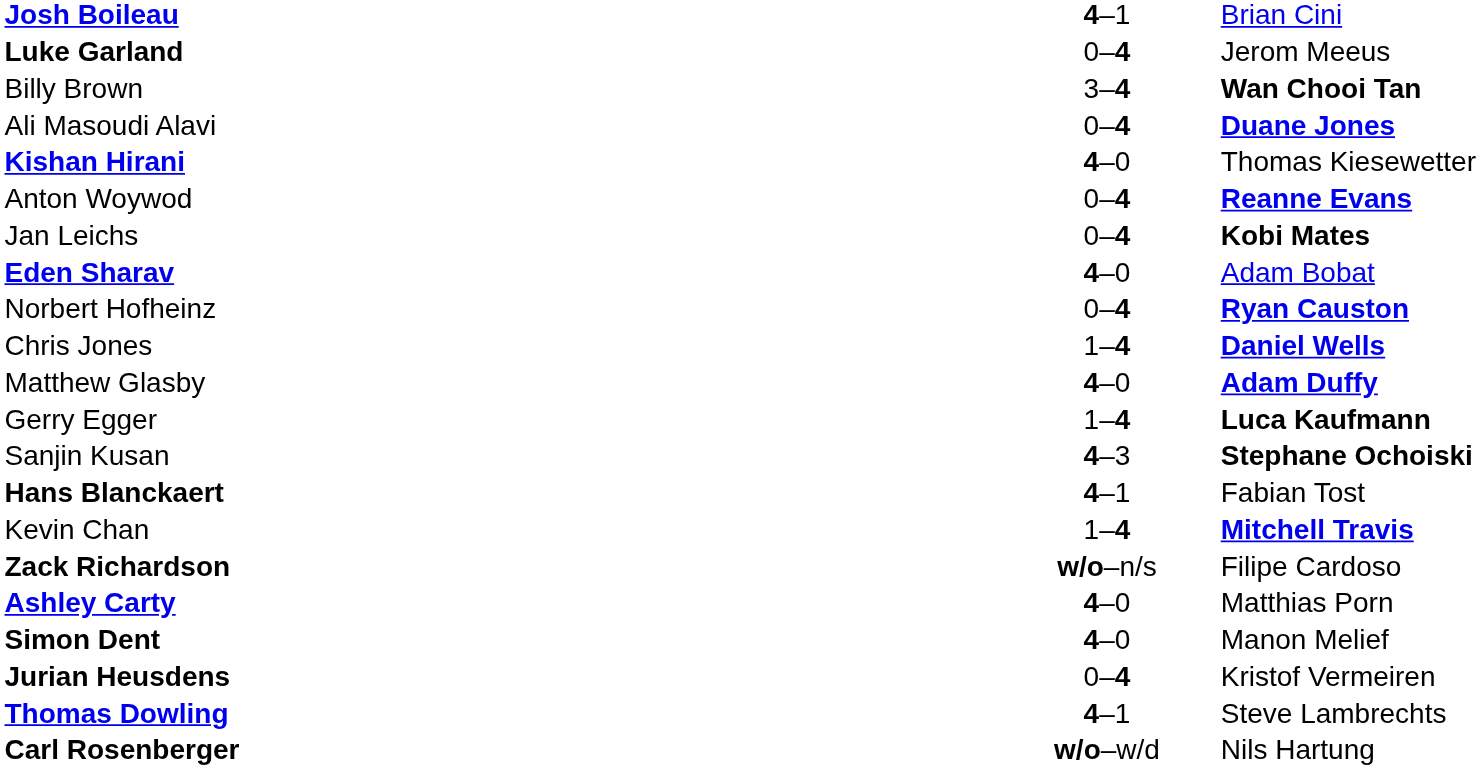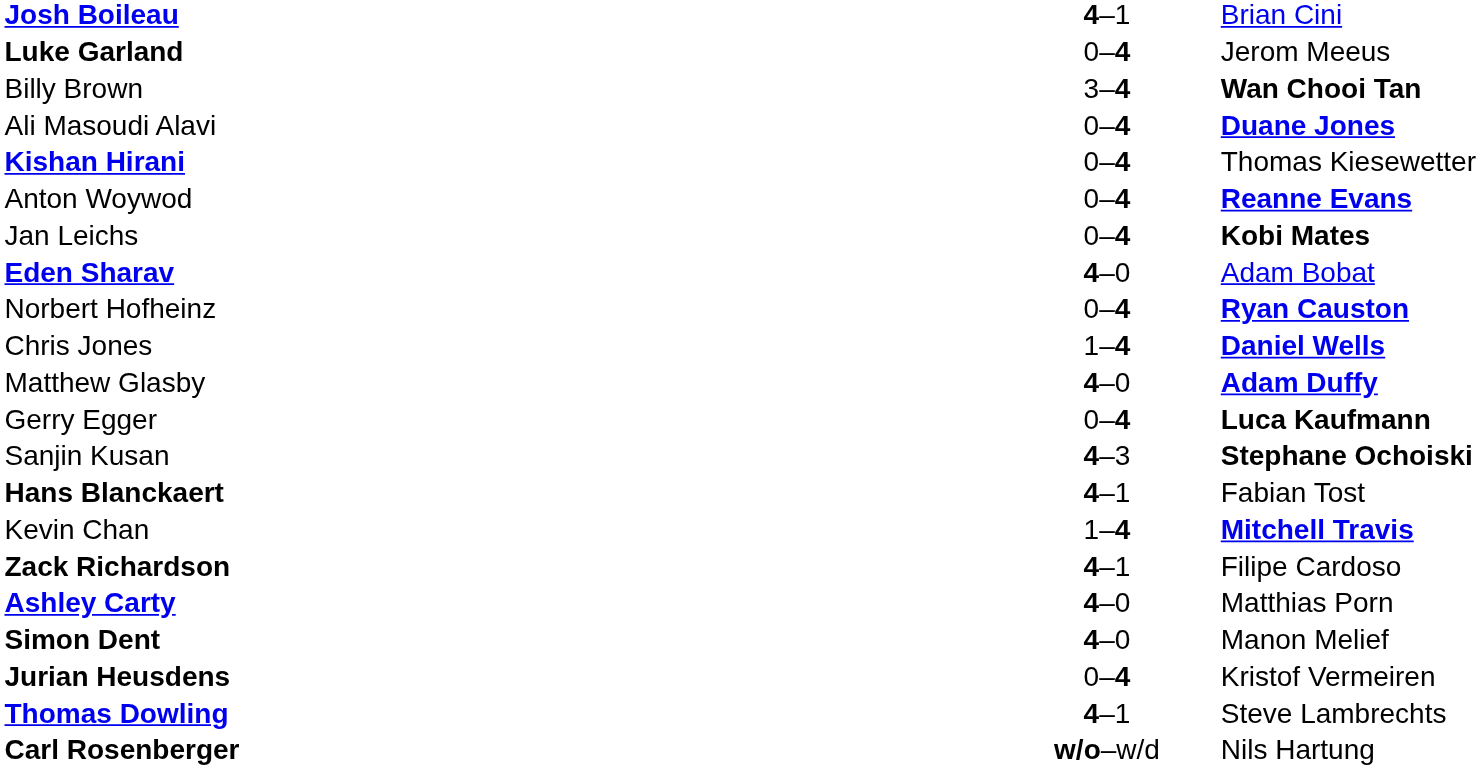(1107, 162) 4–0 -> (1107, 162) 0–4
(1107, 419) 1–4 -> (1107, 419) 0–4
(1107, 566) w/o–n/s -> (1107, 566) 4–1
